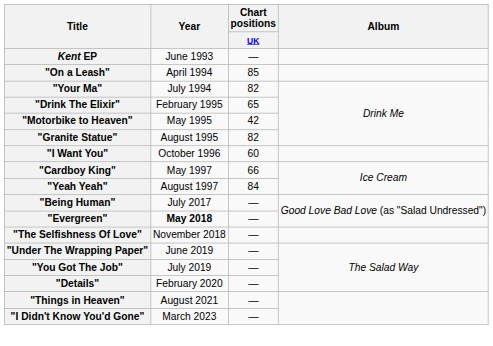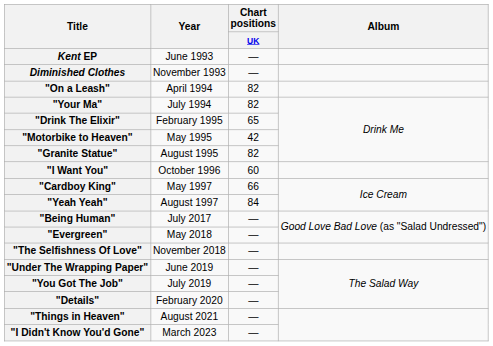+ row: (77, 72)
(253, 72) 85 -> (253, 89) 82
(189, 219) bold -> (189, 235) normal
